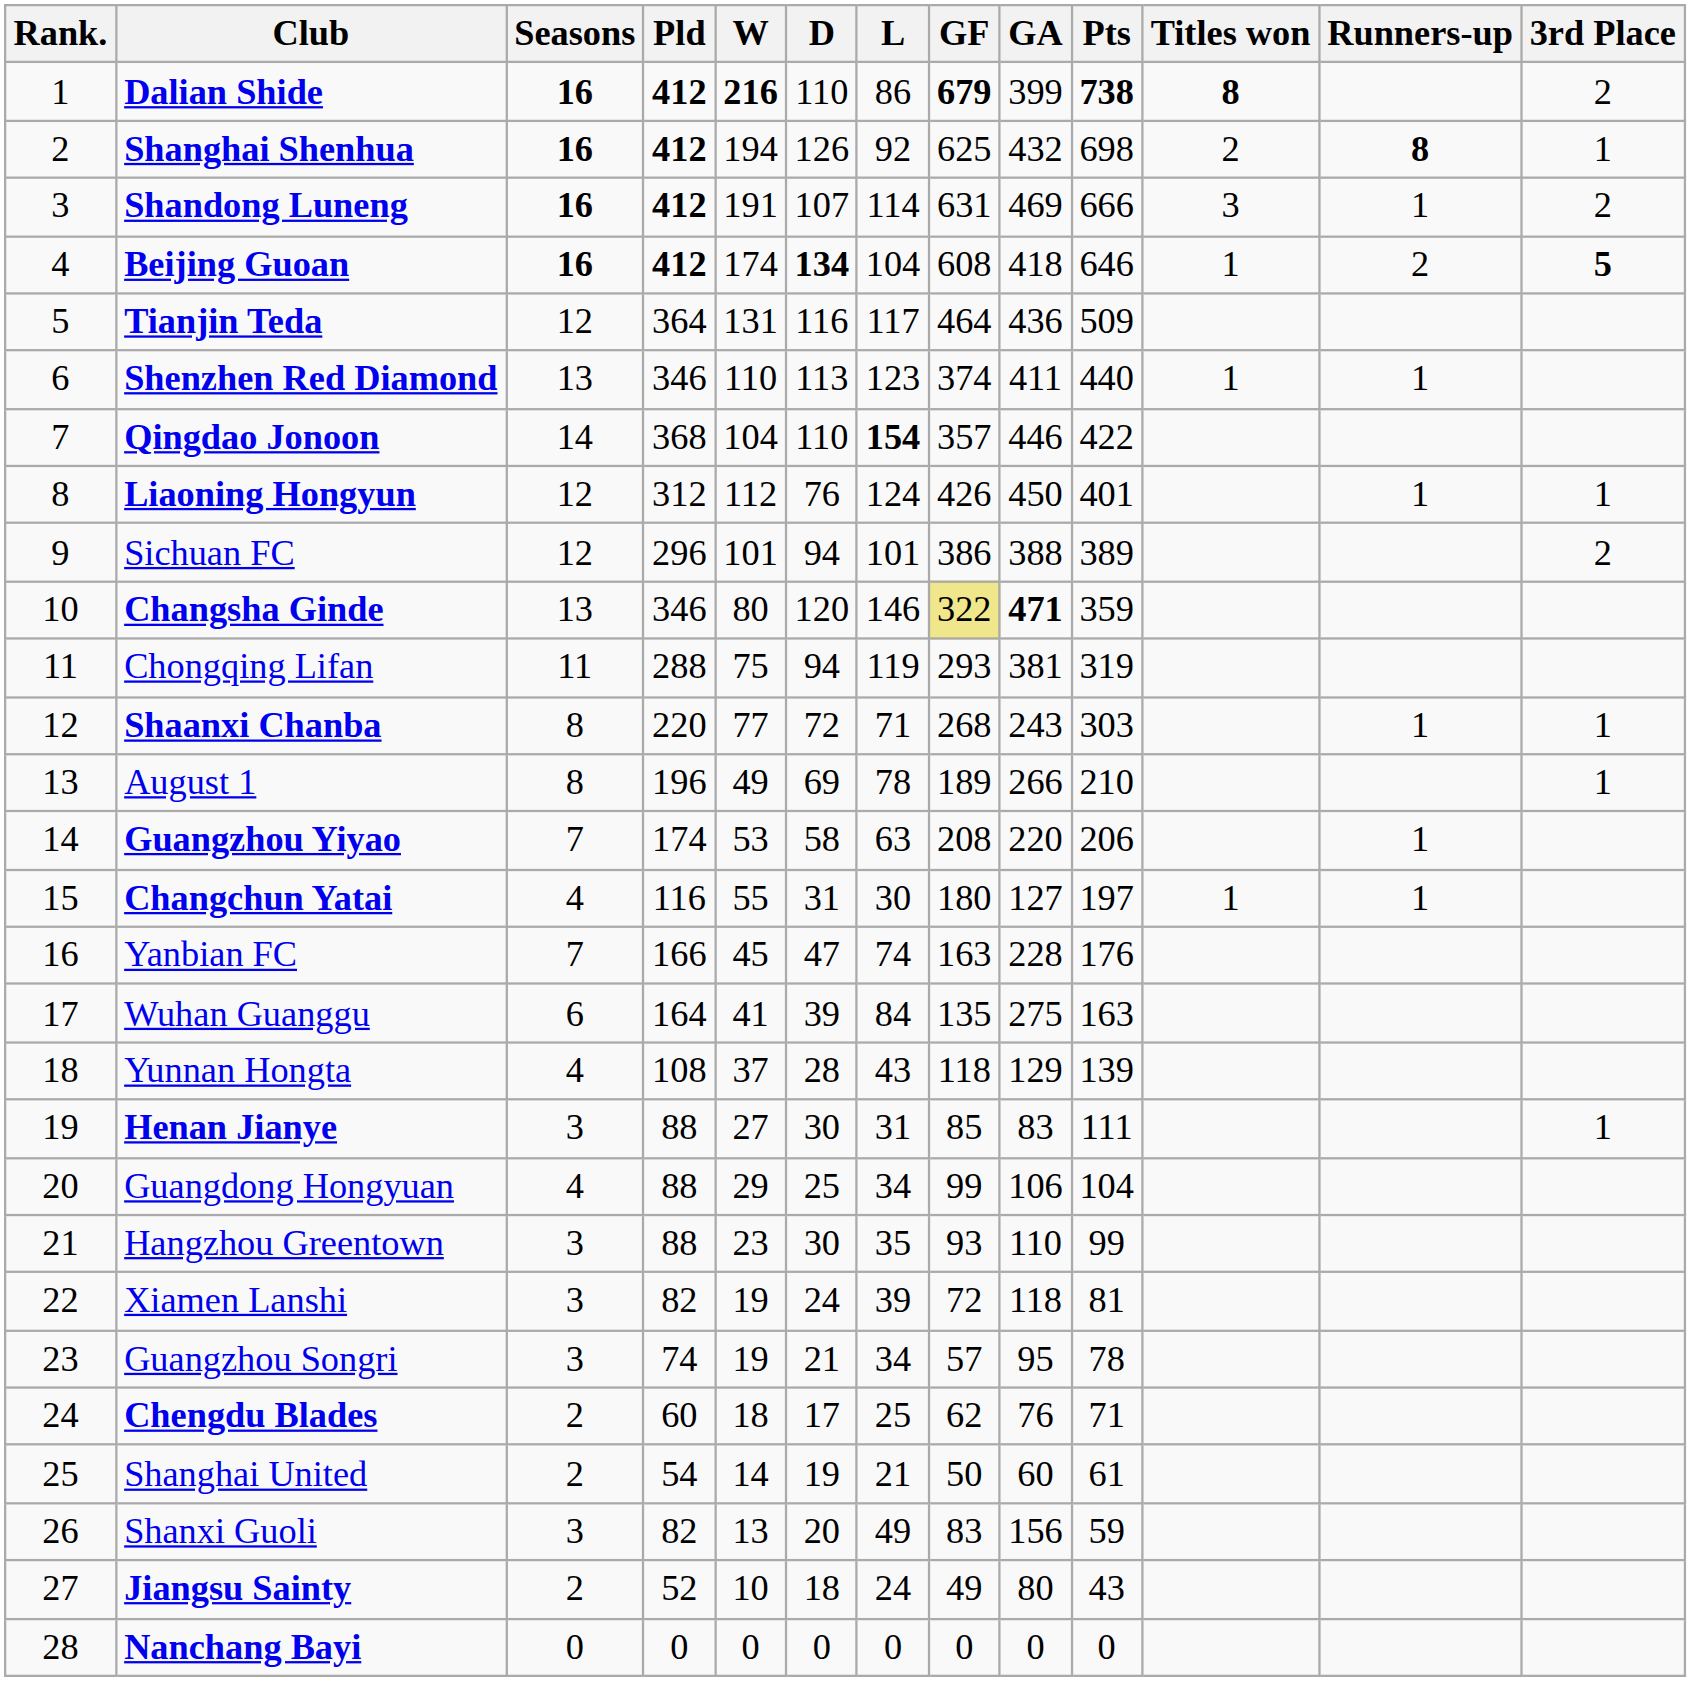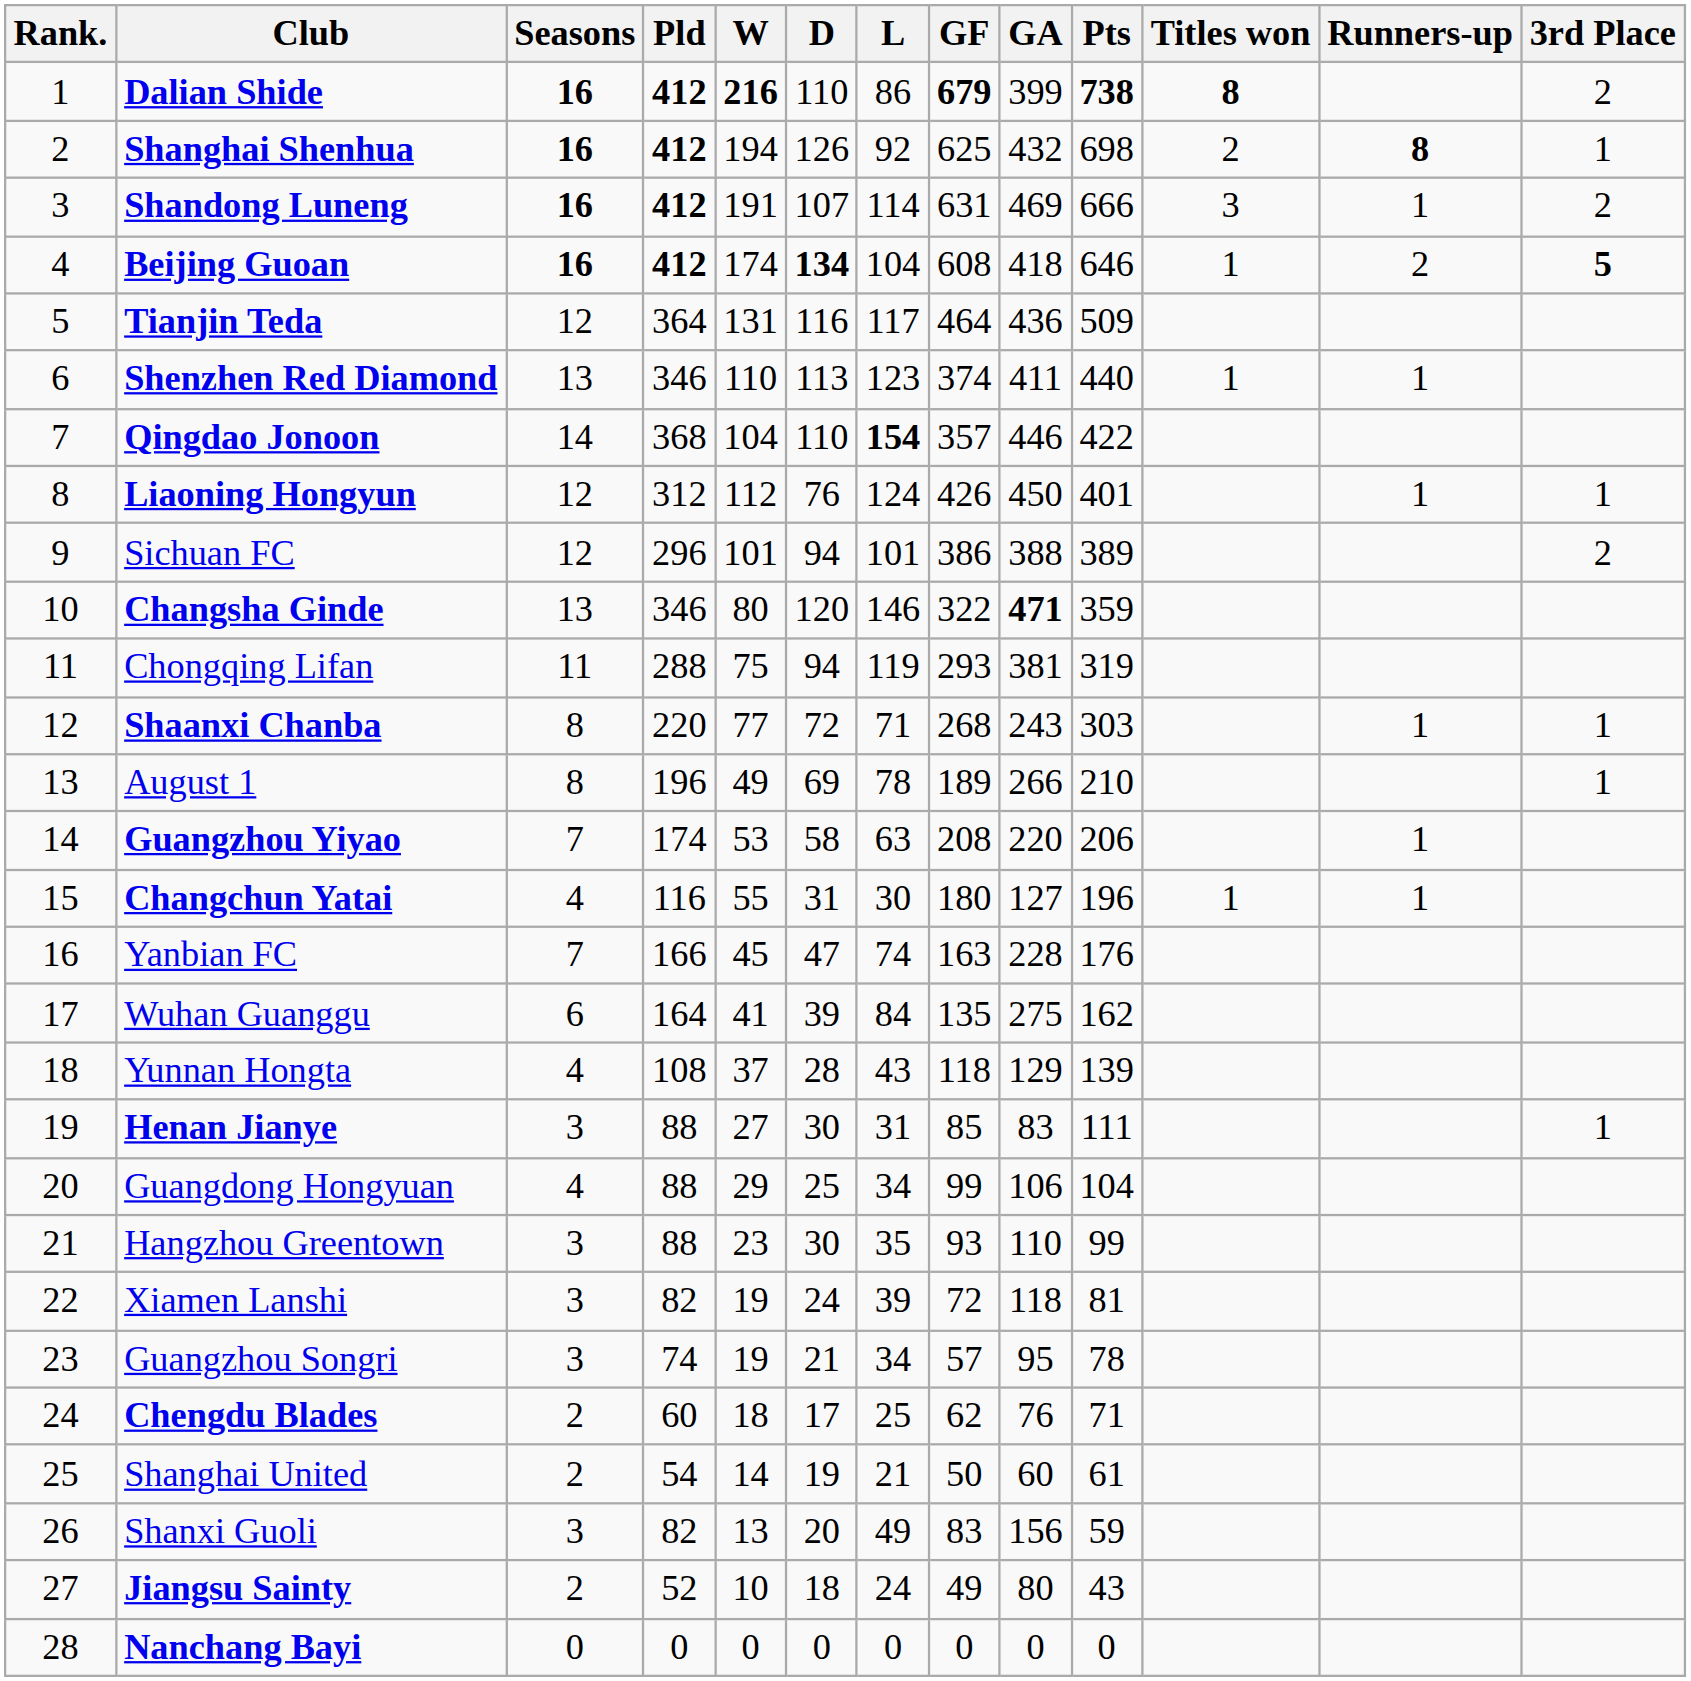(964, 609) khaki background -> (964, 609) no background
(1107, 897) 197 -> (1107, 897) 196
(1107, 1012) 163 -> (1107, 1012) 162
